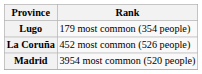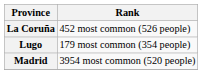rows swapped: (31, 28) <-> (31, 45)
